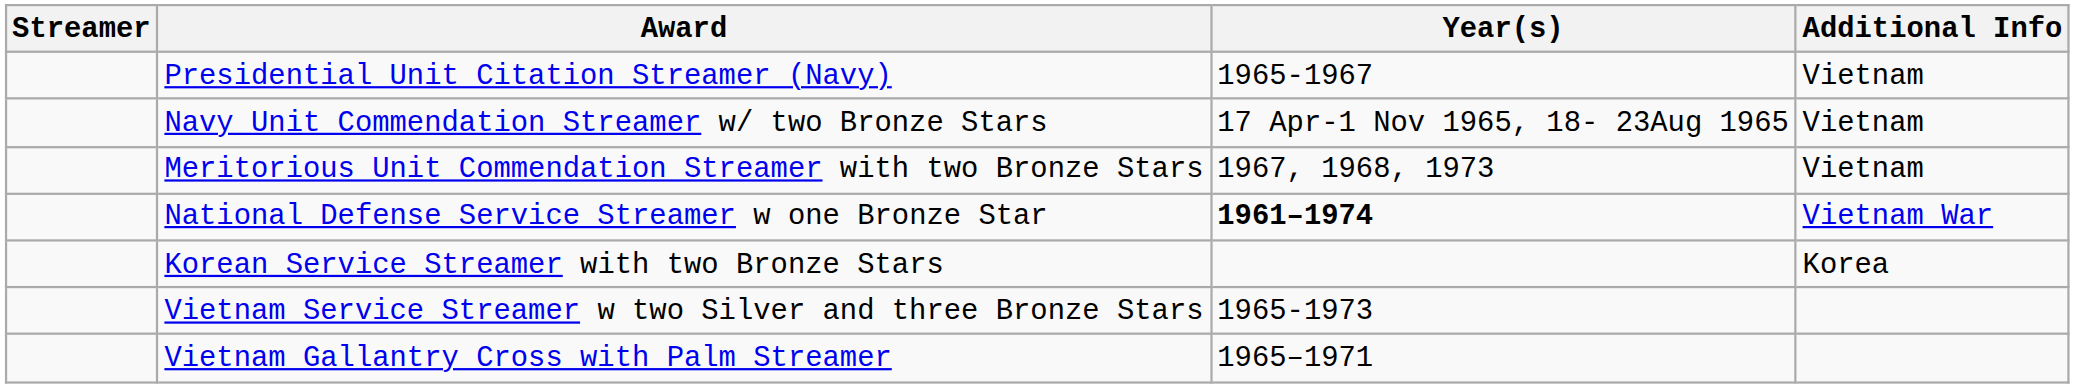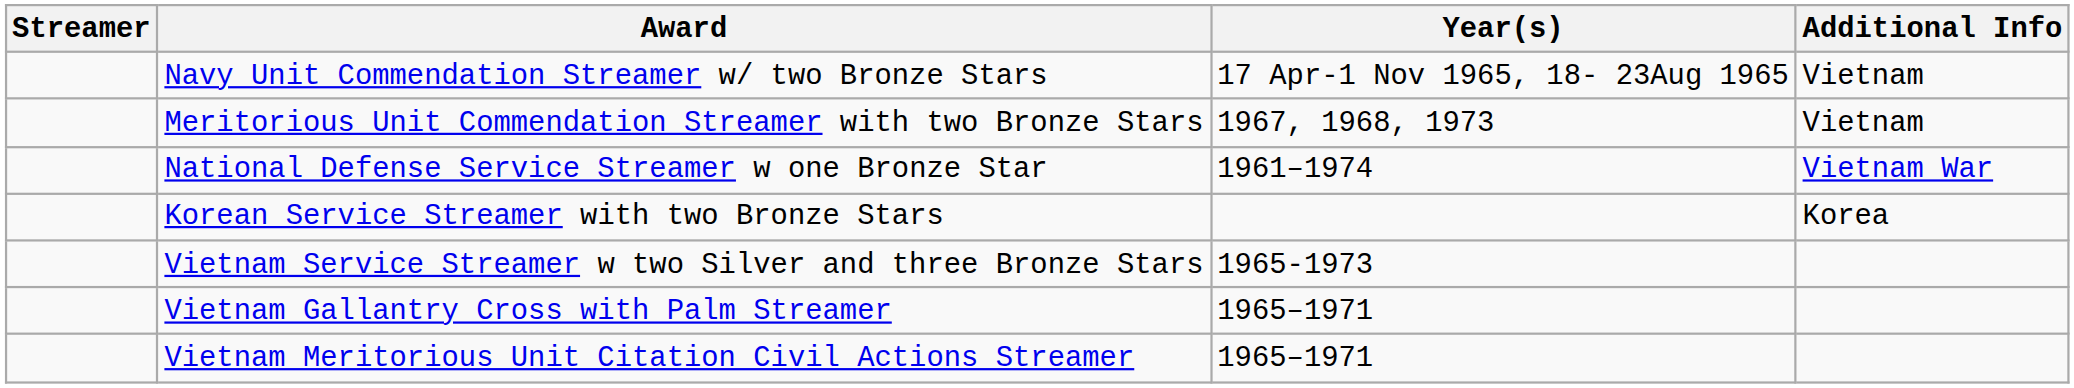- row: (528, 76)
(1295, 217) bold -> (1295, 170) normal
+ row: (649, 358)
